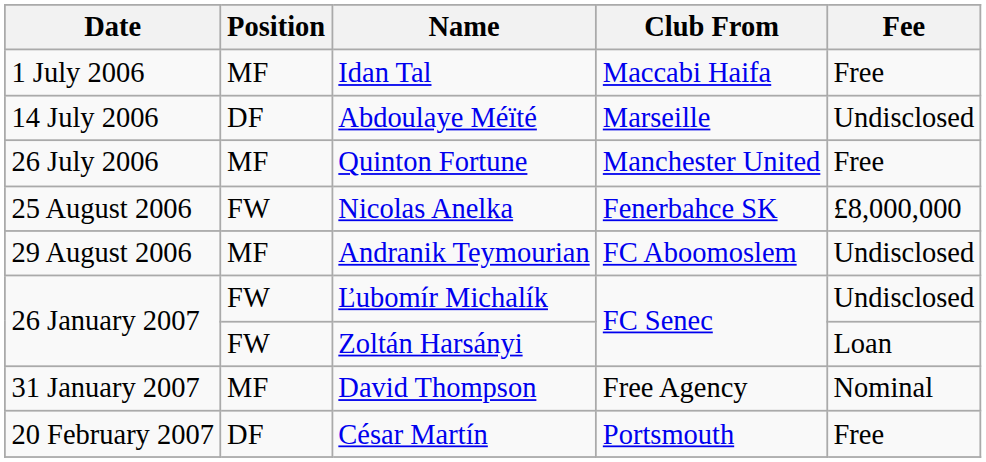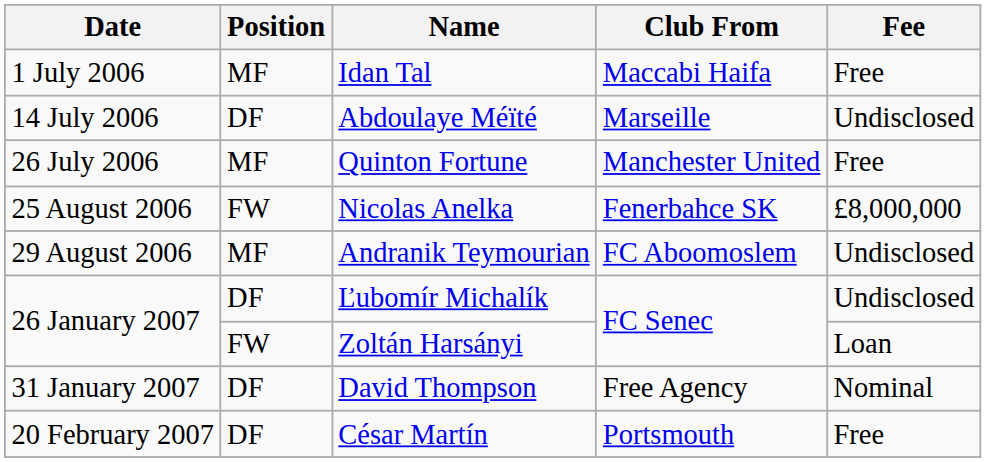(248, 298) FW -> (245, 298) DF
(248, 388) MF -> (245, 388) DF
